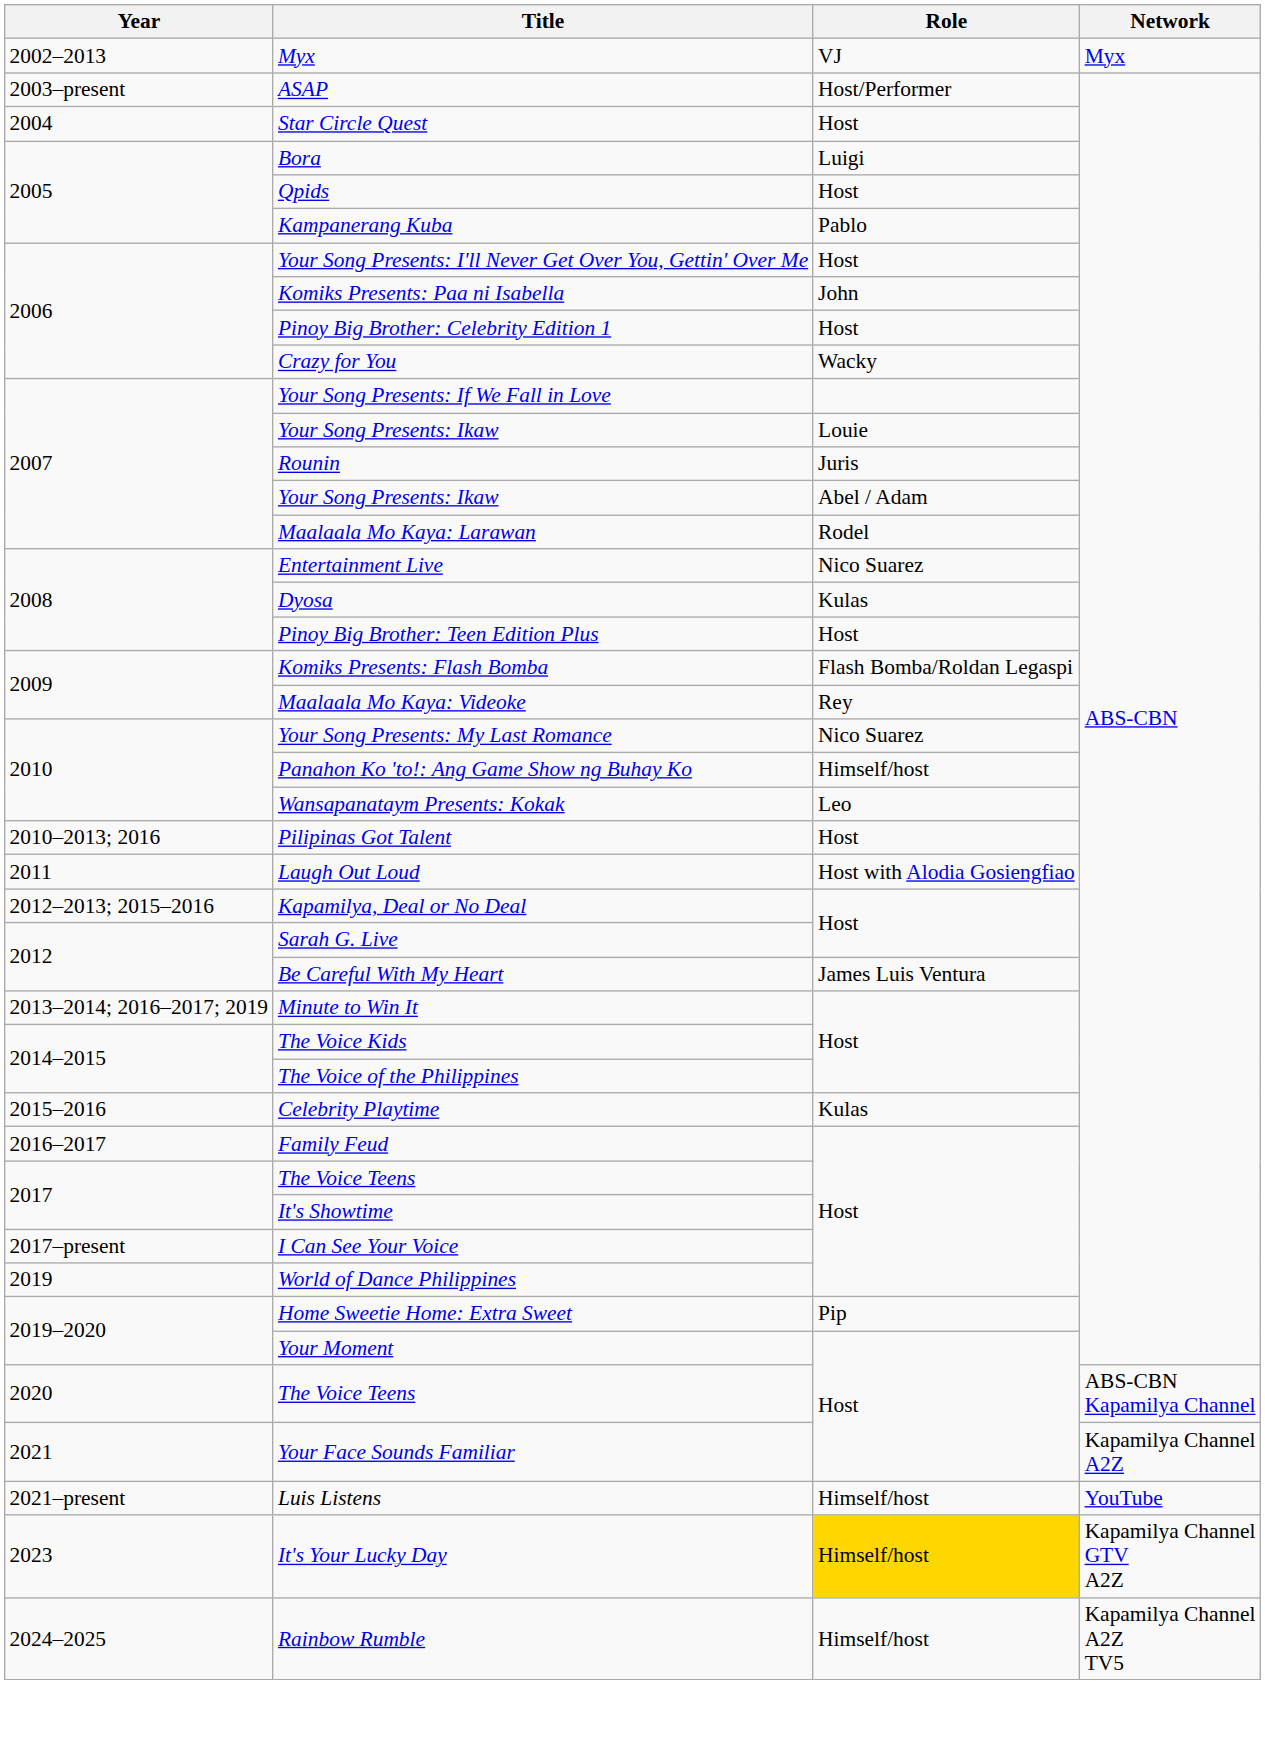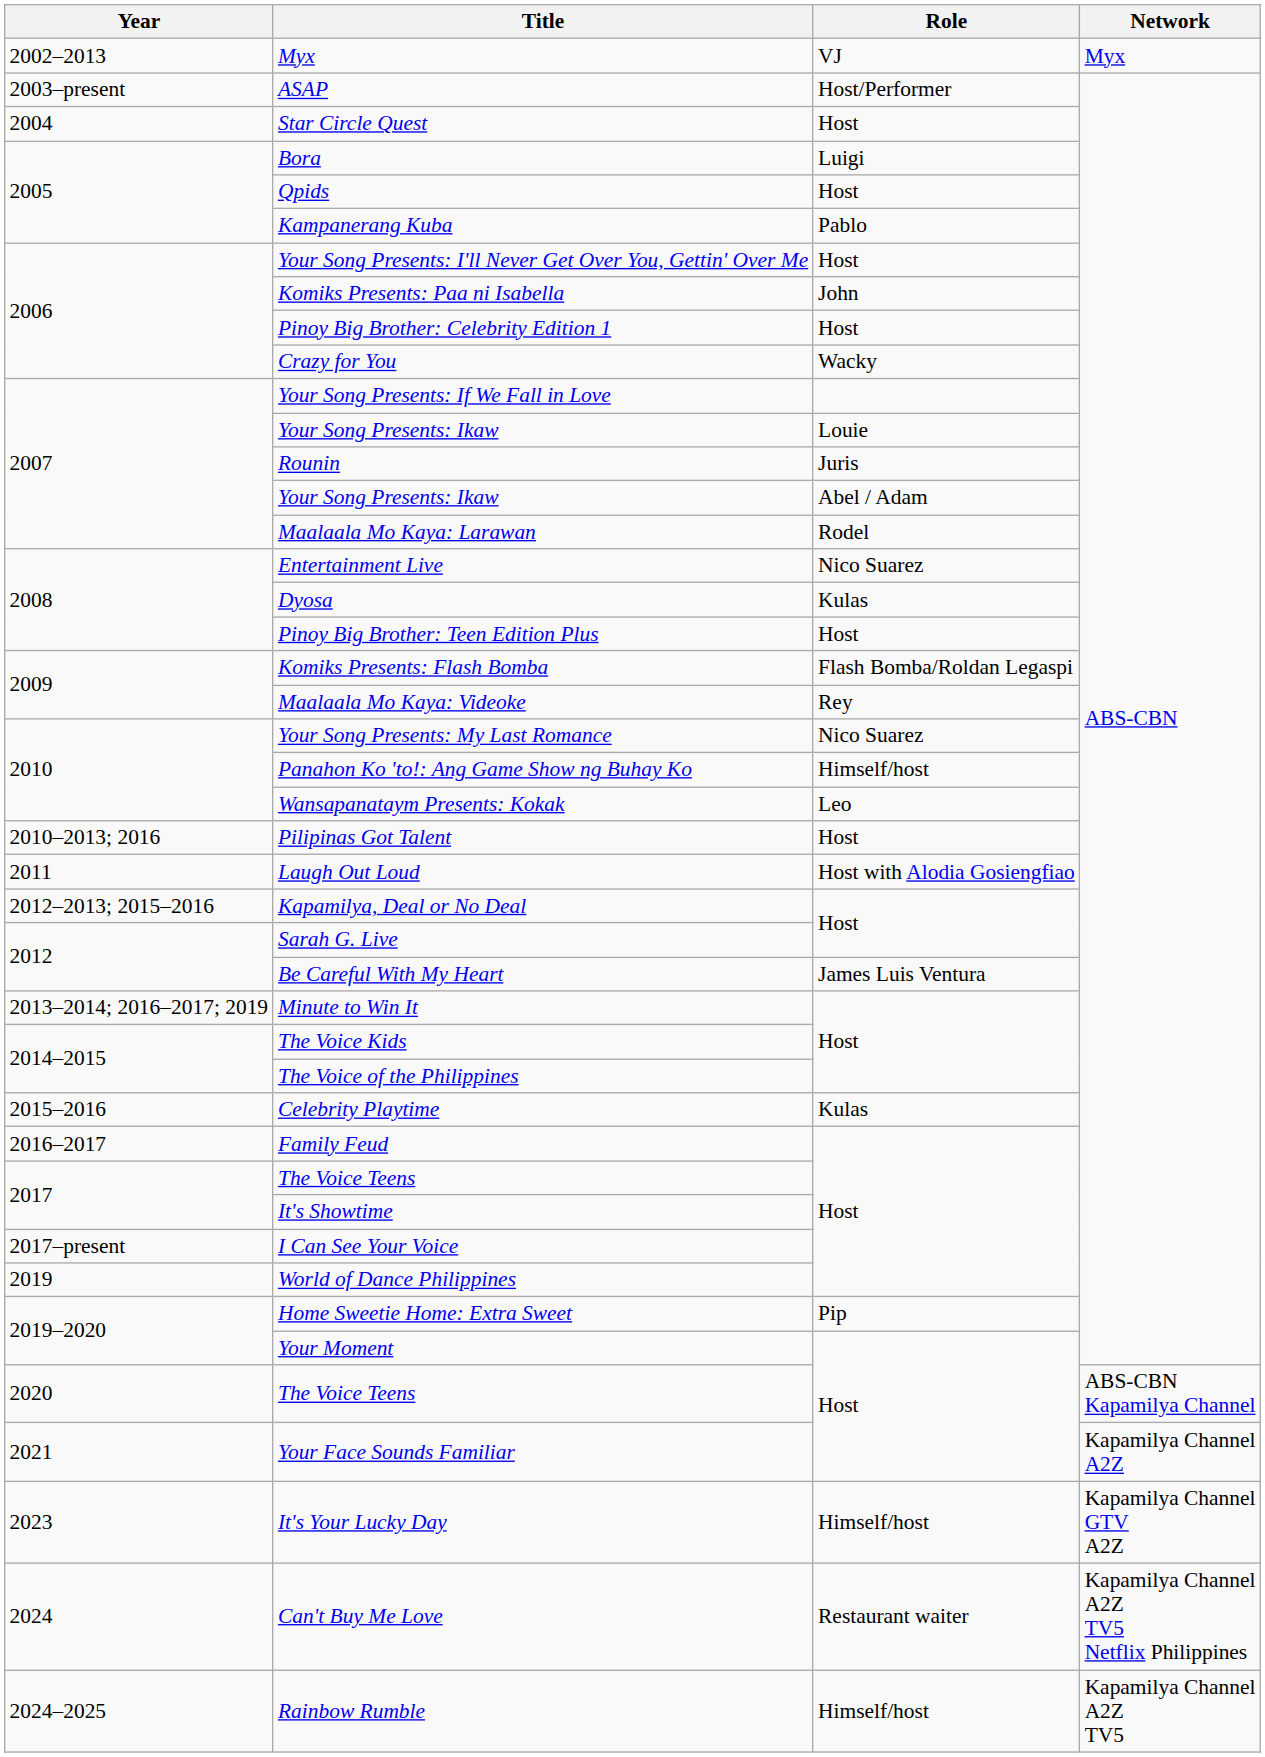- row: (67, 1497)
(873, 1555) gold background -> (873, 1521) no background
+ row: (31, 1616)
